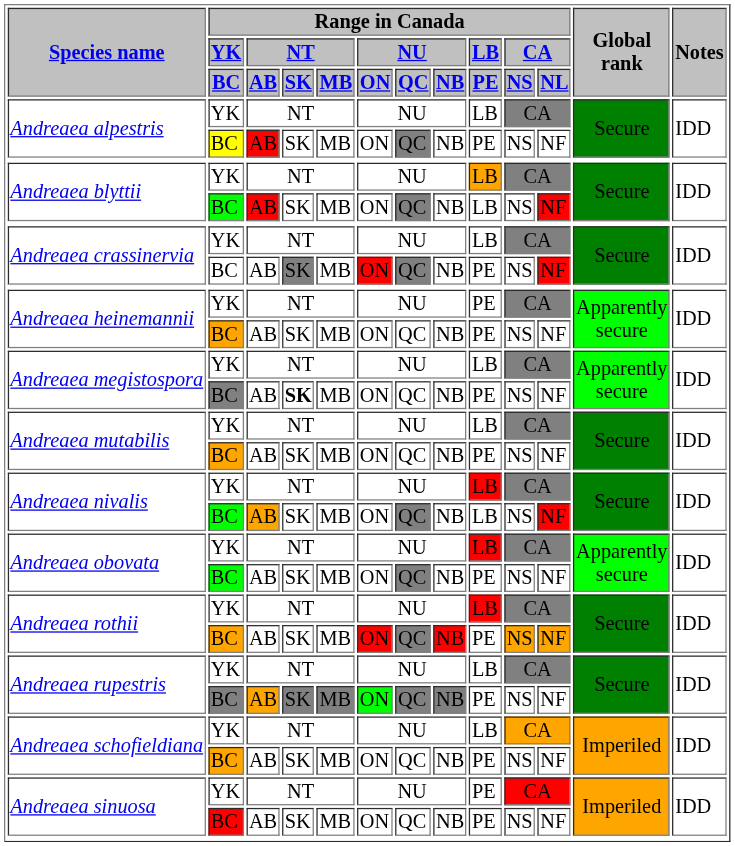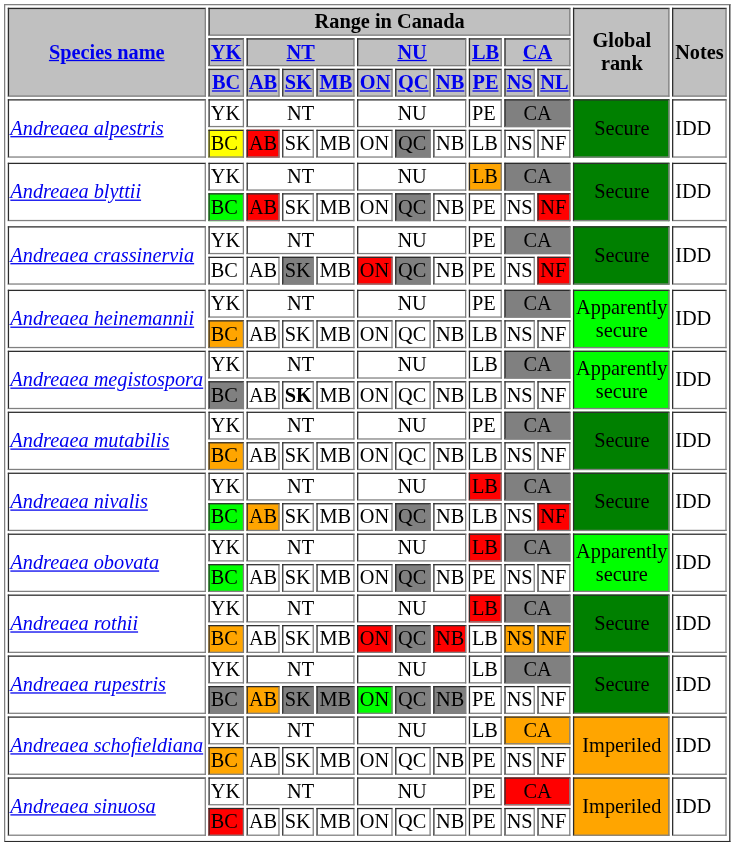(485, 113) LB -> (484, 113) PE
(484, 143) PE -> (485, 143) LB
(485, 207) LB -> (484, 207) PE
(485, 240) LB -> (484, 240) PE
(484, 334) PE -> (485, 334) LB
(484, 395) PE -> (485, 395) LB
(485, 425) LB -> (484, 425) PE
(484, 455) PE -> (485, 455) LB
(484, 638) PE -> (485, 638) LB
